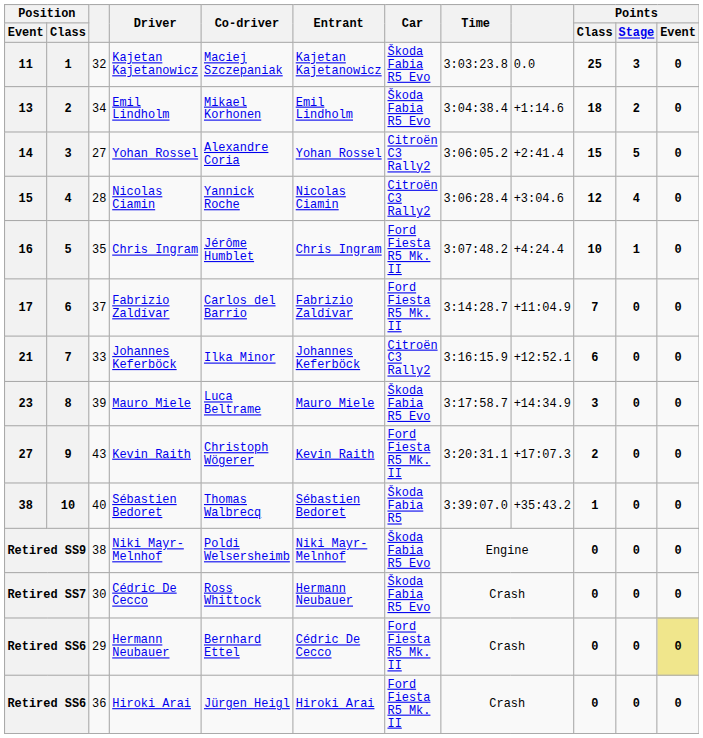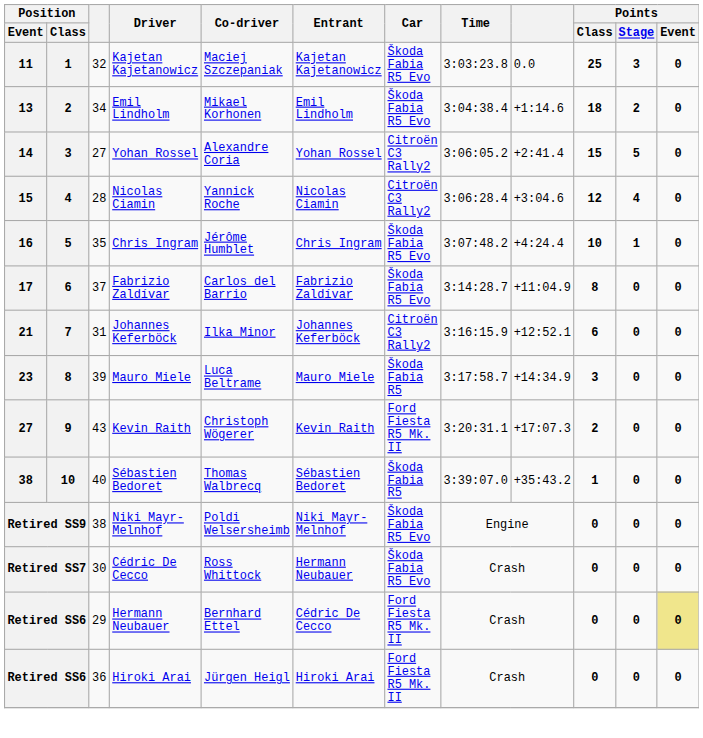(409, 250) Ford Fiesta R5 Mk. II -> (409, 243) Škoda Fabia R5 Evo
(409, 308) Ford Fiesta R5 Mk. II -> (409, 288) Škoda Fabia R5 Evo
(595, 308) 7 -> (595, 288) 8
(99, 359) 33 -> (99, 333) 31
(409, 403) Škoda Fabia R5 Evo -> (405, 378) Škoda Fabia R5
